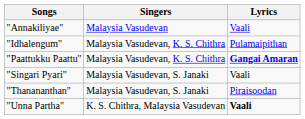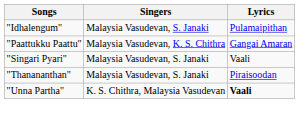- row: (35, 28)
(156, 43) Malaysia Vasudevan, K. S. Chithra -> (147, 28) Malaysia Vasudevan, S. Janaki
(264, 59) bold -> (261, 43) normal
